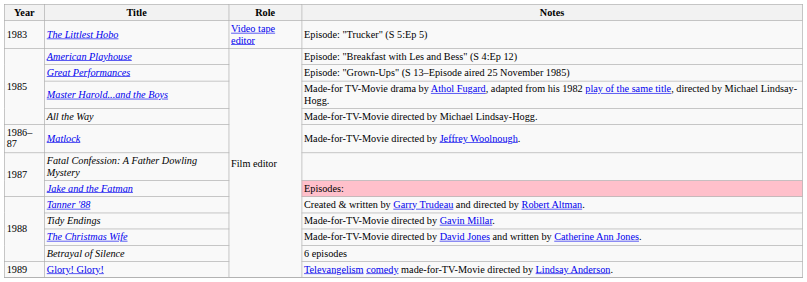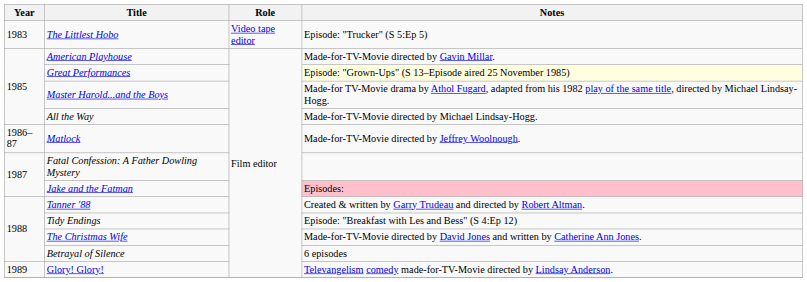(411, 56) Episode: "Breakfast with Les and Bess" (S 4:Ep 12) -> (399, 56) Made-for-TV-Movie directed by Gavin Millar.
(437, 72) no background -> (437, 72) lightyellow background
(399, 221) Made-for-TV-Movie directed by Gavin Millar. -> (411, 221) Episode: "Breakfast with Les and Bess" (S 4:Ep 12)
